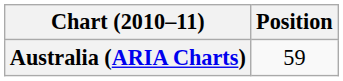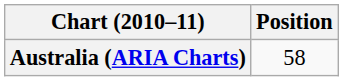(294, 57) 59 -> (294, 57) 58
